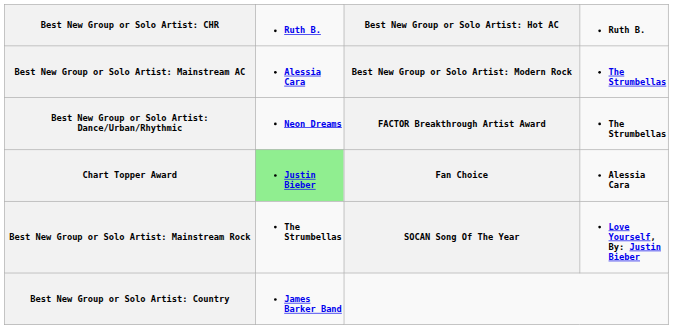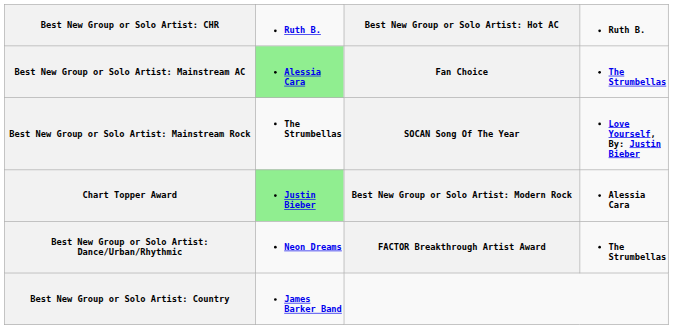(300, 77) no background -> (300, 77) lightgreen background
(462, 72) Best New Group or Solo Artist: Modern Rock -> (462, 72) Fan Choice
rows swapped: (130, 237) <-> (130, 124)
(462, 175) Fan Choice -> (462, 195) Best New Group or Solo Artist: Modern Rock
